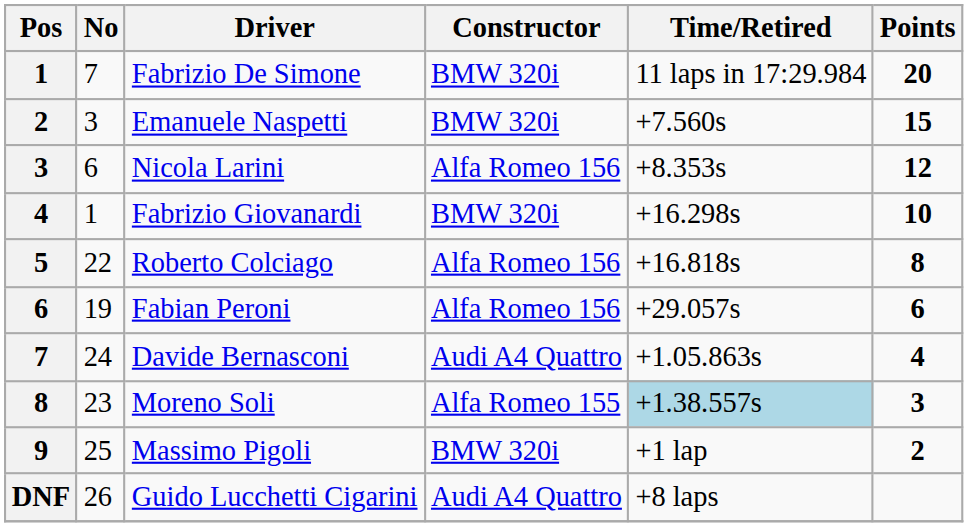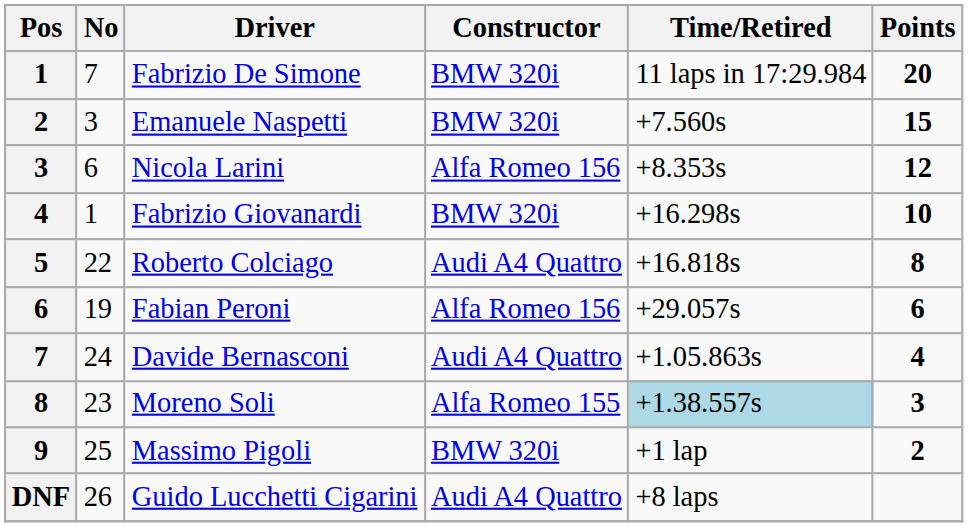(526, 262) Alfa Romeo 156 -> (526, 262) Audi A4 Quattro
